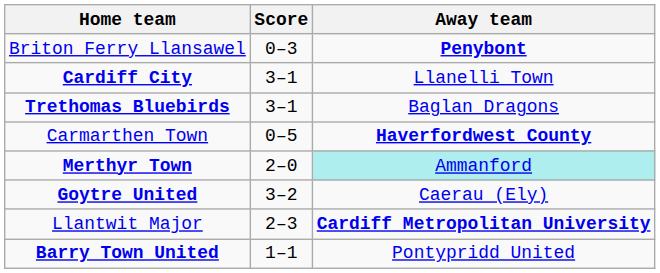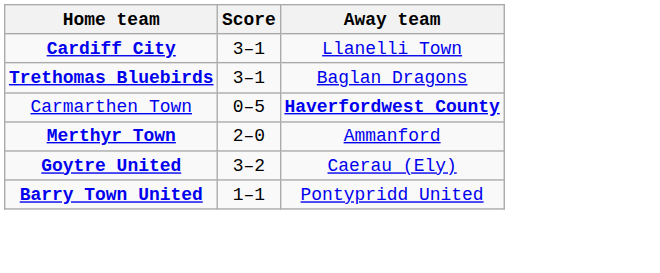- row: (127, 49)
(484, 166) paleturquoise background -> (392, 136) no background
- row: (127, 224)
